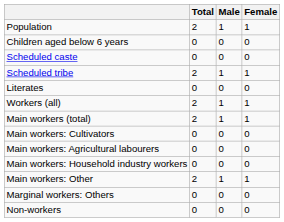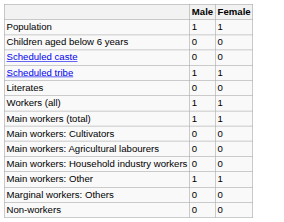- column: (203, 12)
